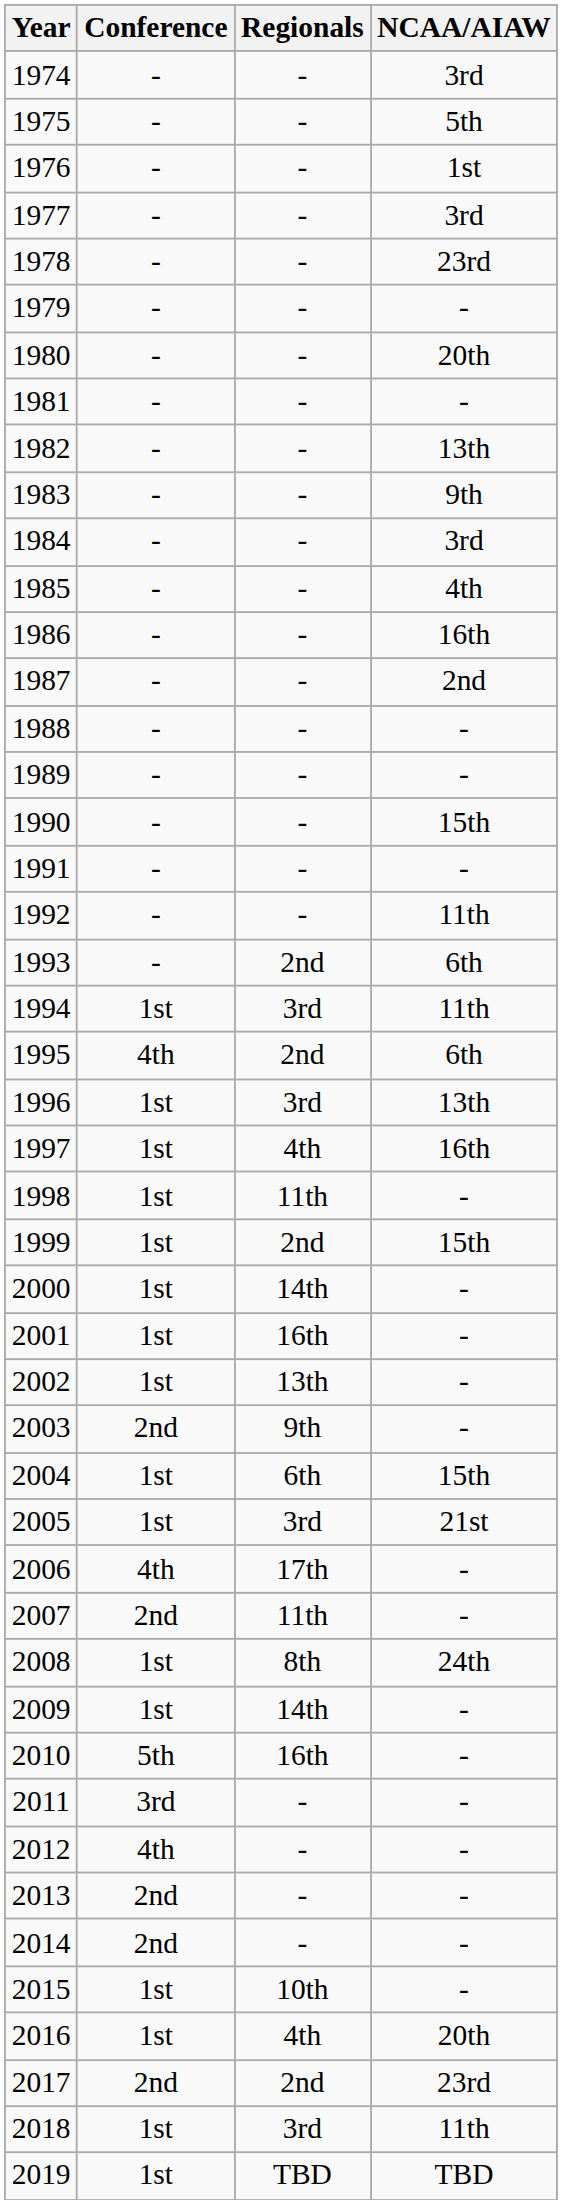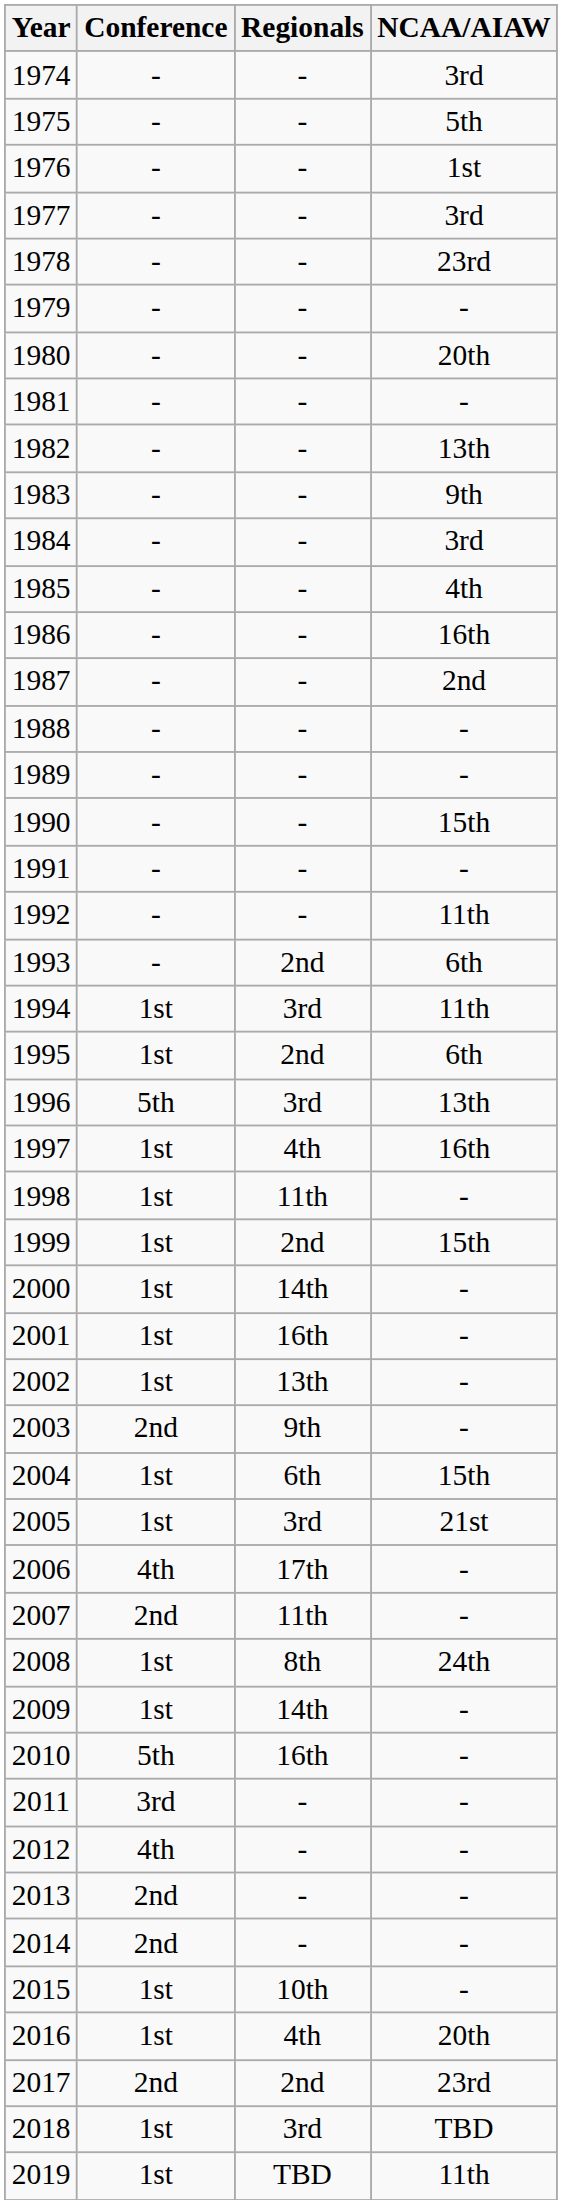(156, 1055) 4th -> (156, 1055) 1st
(156, 1101) 1st -> (156, 1101) 5th
(464, 2128) 11th -> (464, 2128) TBD
(464, 2175) TBD -> (464, 2175) 11th
